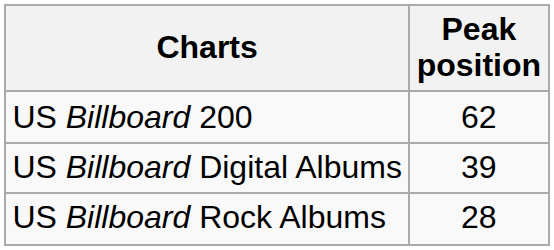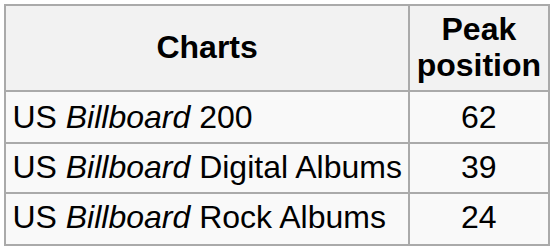(479, 218) 28 -> (479, 218) 24
